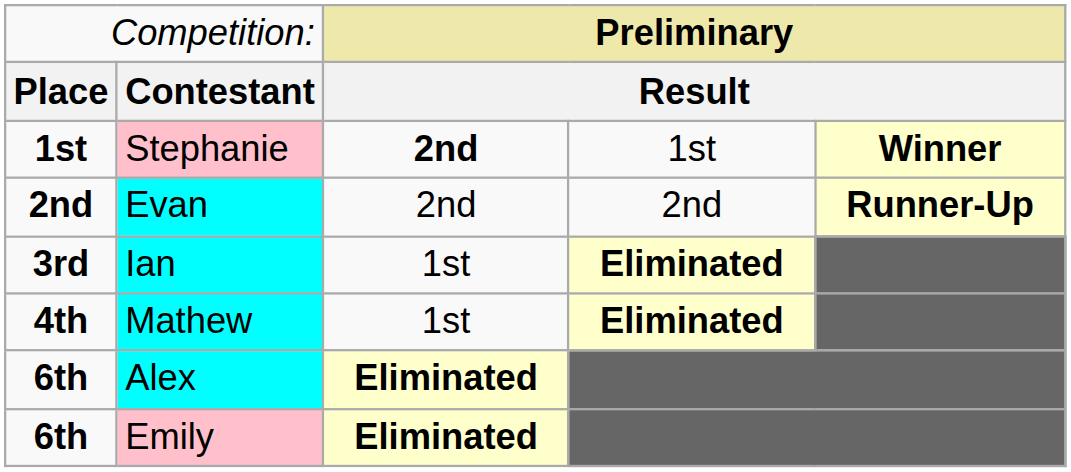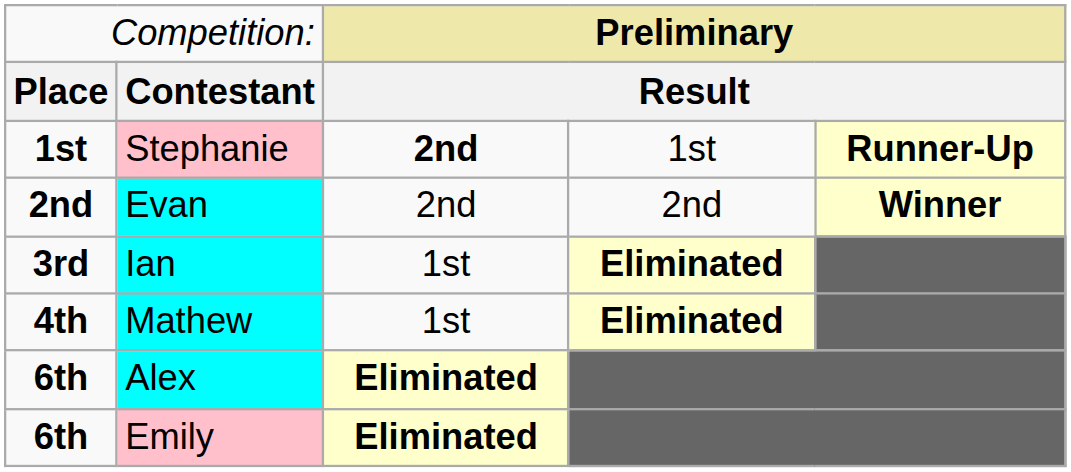(940, 148) Winner -> (940, 148) Runner-Up
(940, 206) Runner-Up -> (940, 206) Winner
